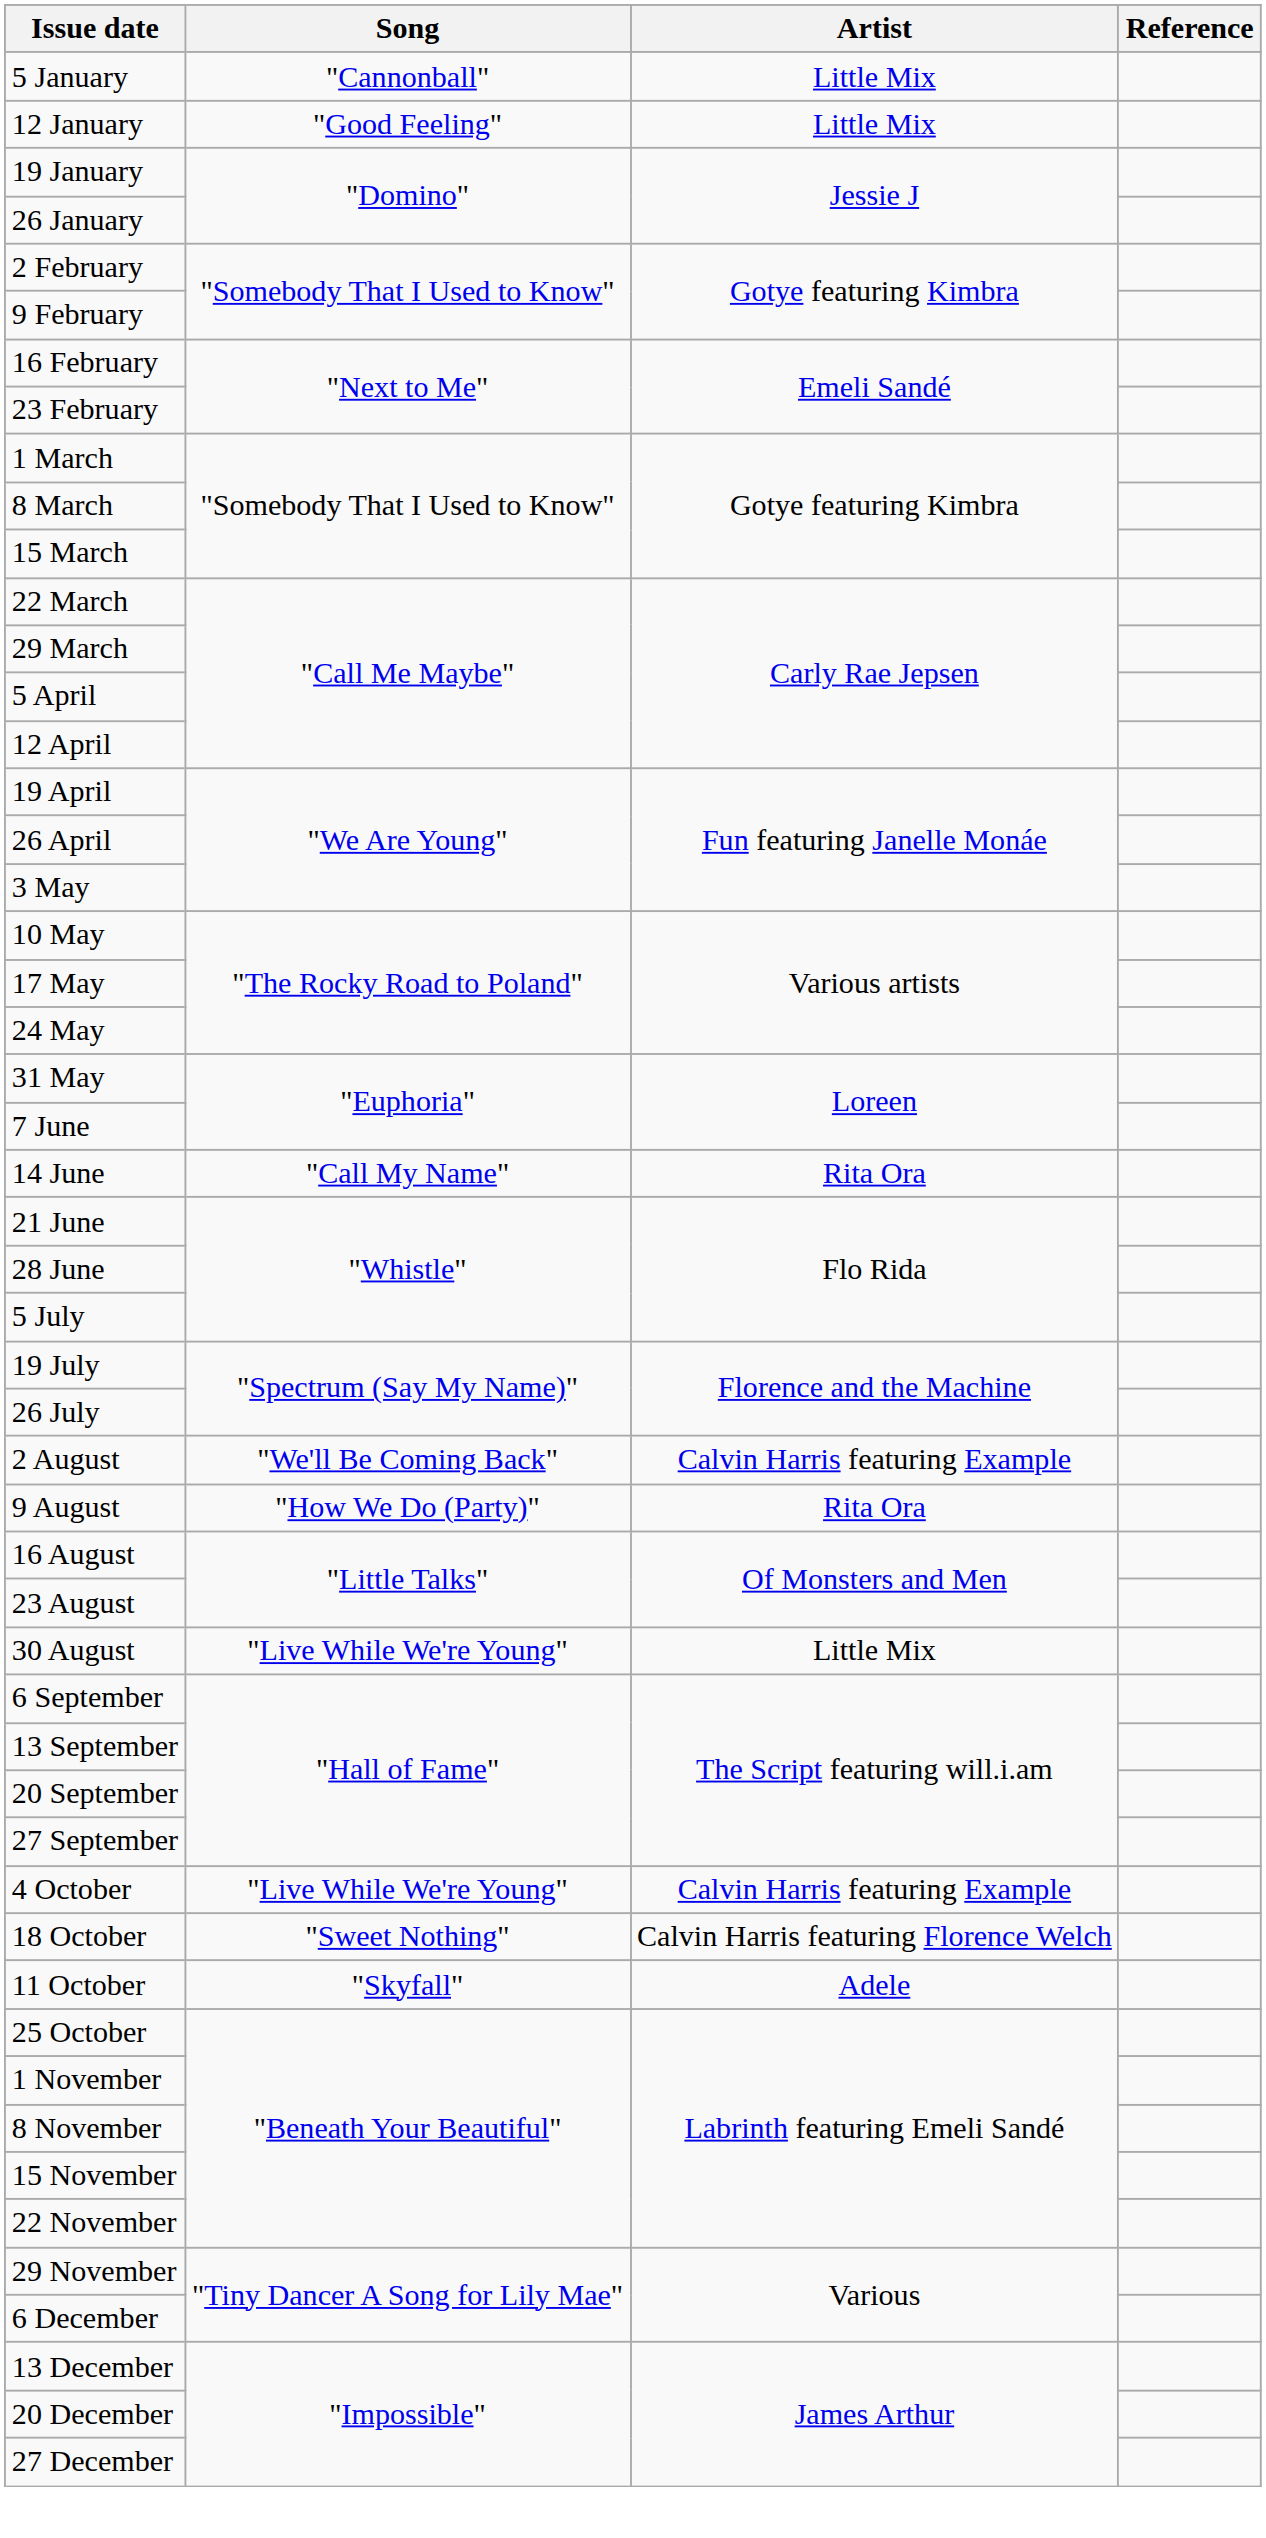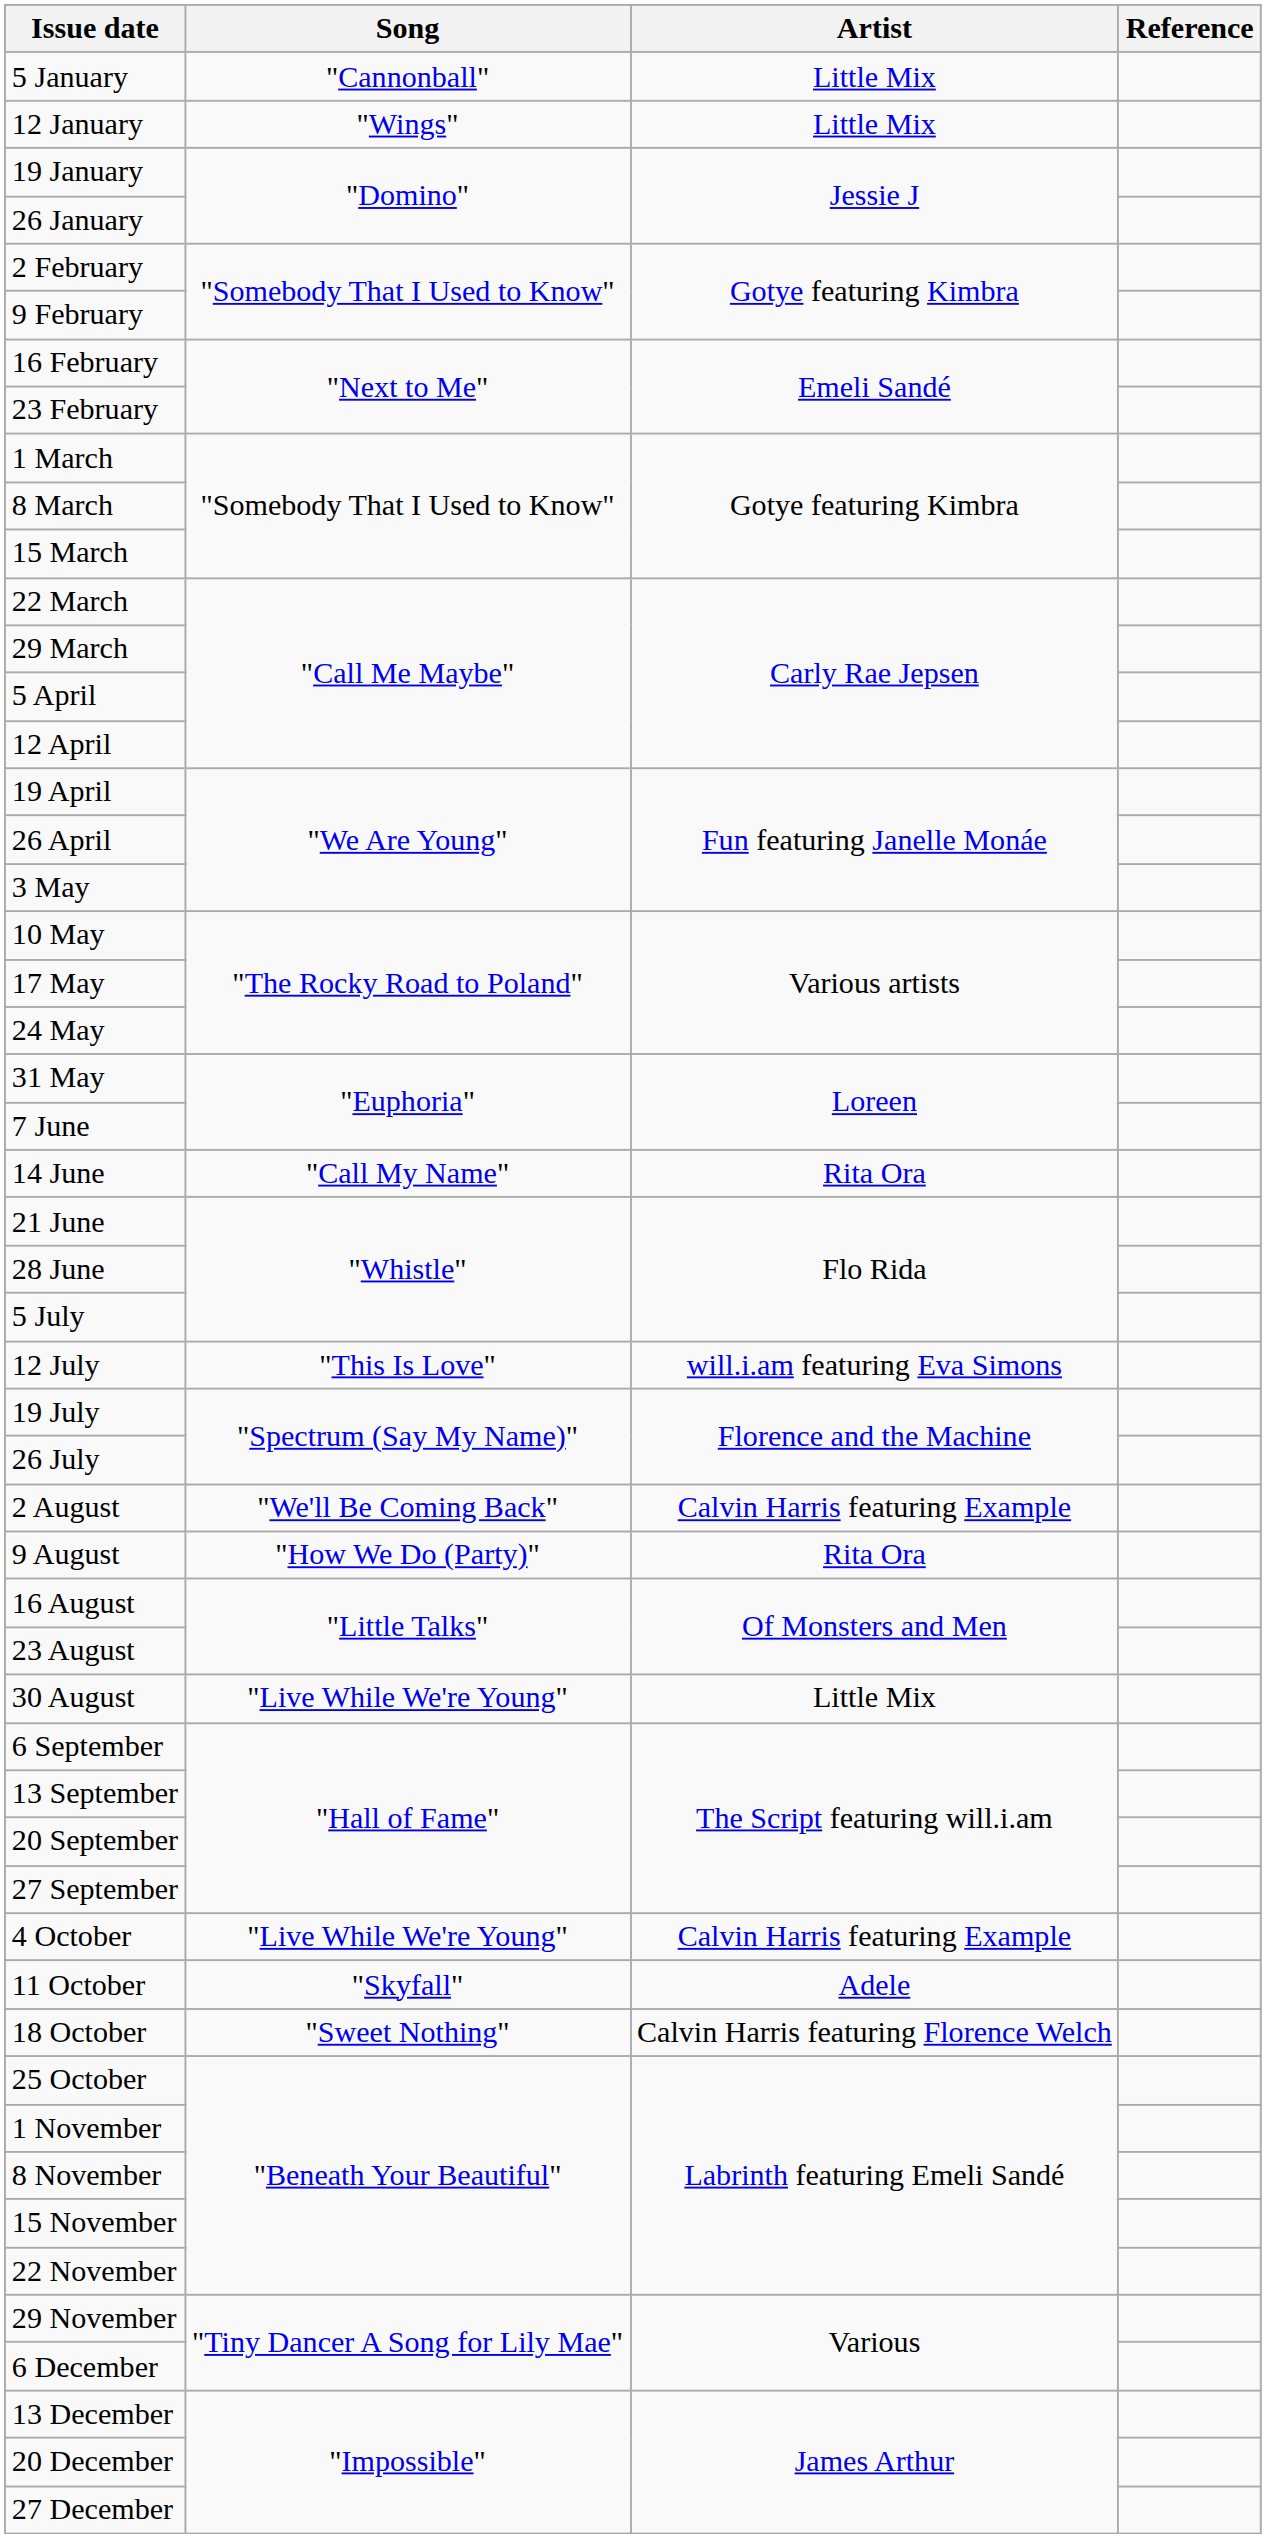(408, 123) "Good Feeling" -> (408, 123) "Wings"
+ row: (56, 1364)
rows swapped: (79, 1984) <-> (79, 1936)
